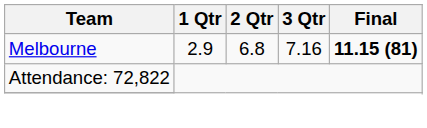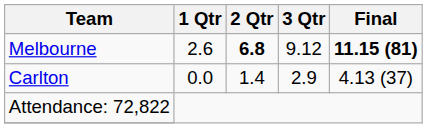(200, 48) 2.9 -> (200, 48) 2.6
(252, 48) normal -> (252, 48) bold
(304, 48) 7.16 -> (304, 48) 9.12
+ row: (39, 78)
